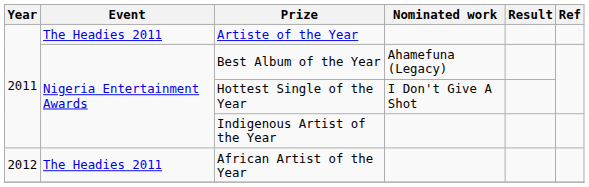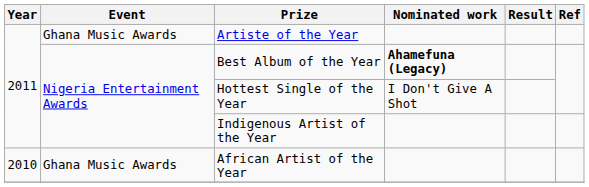(103, 35) The Headies 2011 -> (110, 35) Ghana Music Awards
(421, 62) normal -> (421, 62) bold
(22, 165) 2012 -> (22, 165) 2010
(103, 165) The Headies 2011 -> (110, 165) Ghana Music Awards
